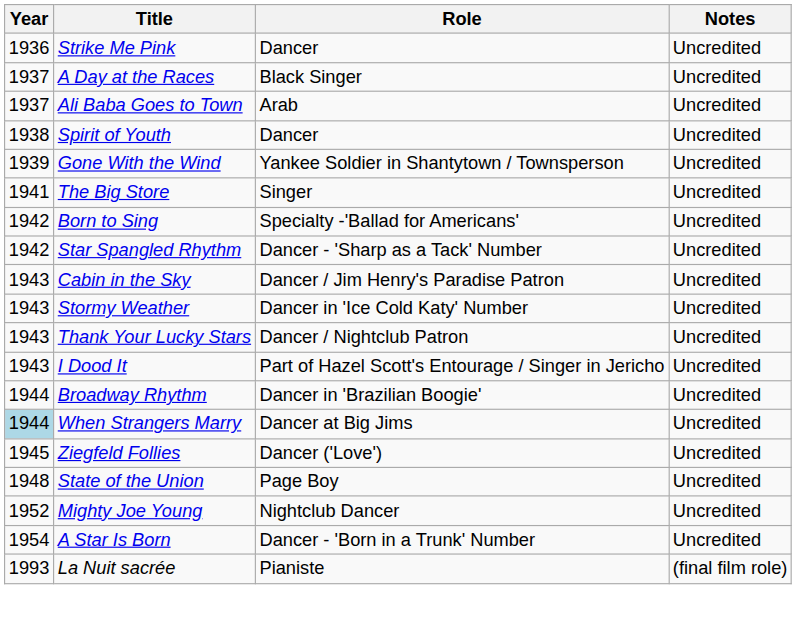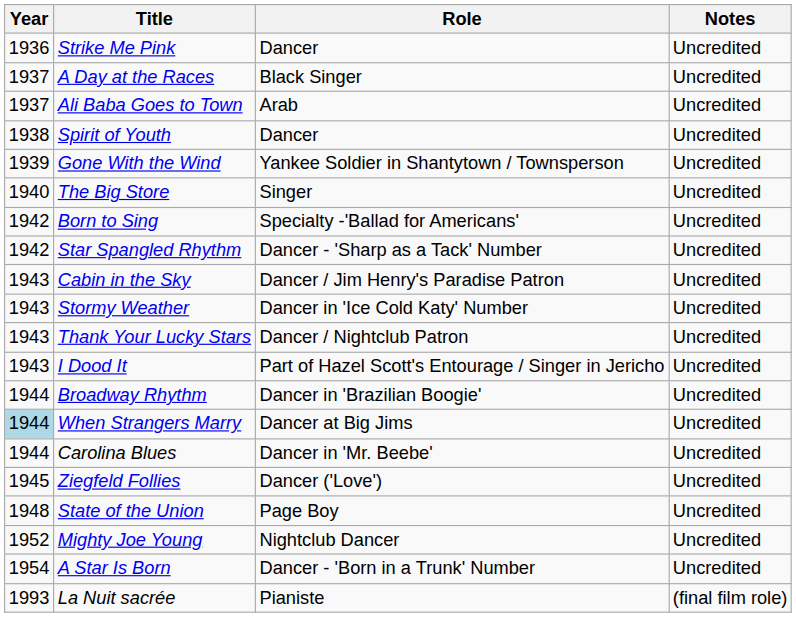(29, 192) 1941 -> (29, 192) 1940
+ row: (117, 452)
